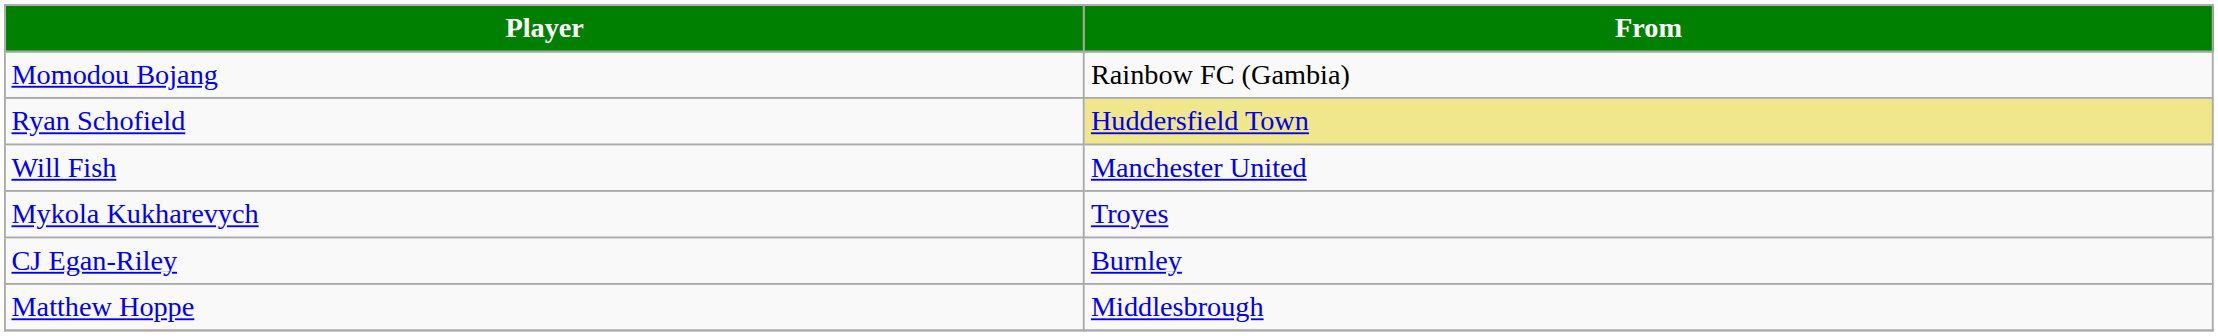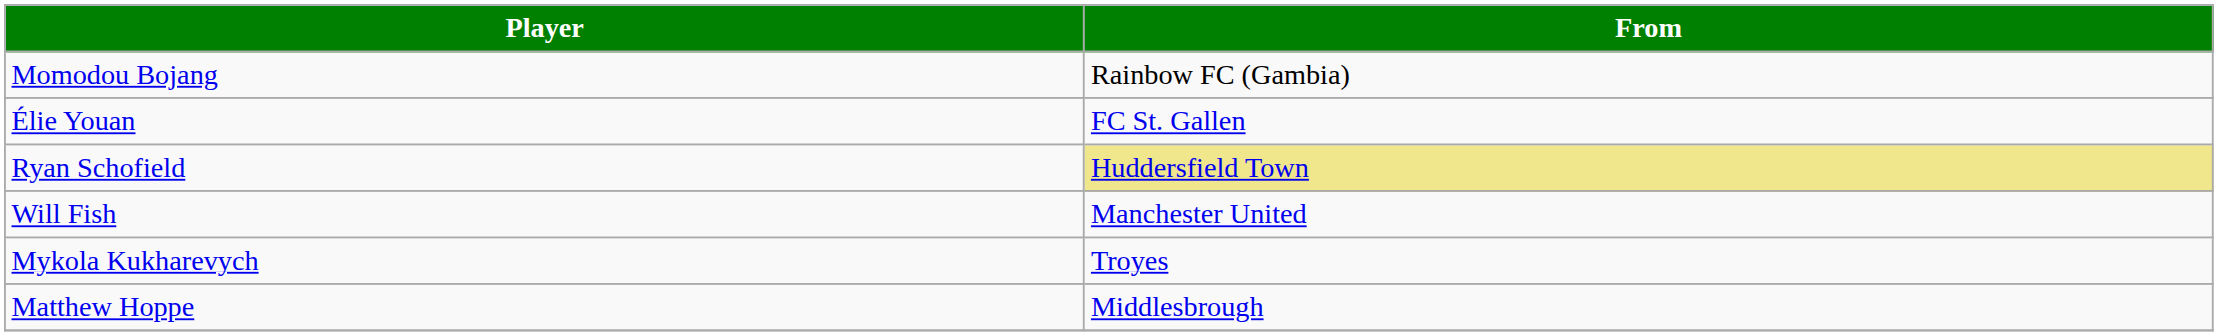+ row: (74, 121)
- row: (94, 261)
